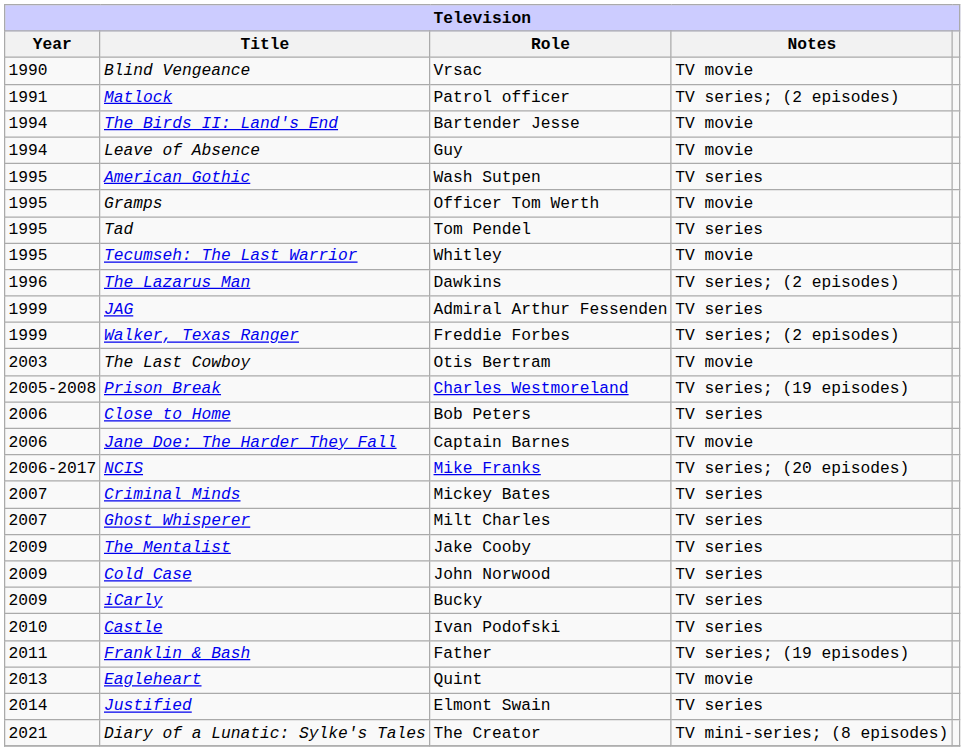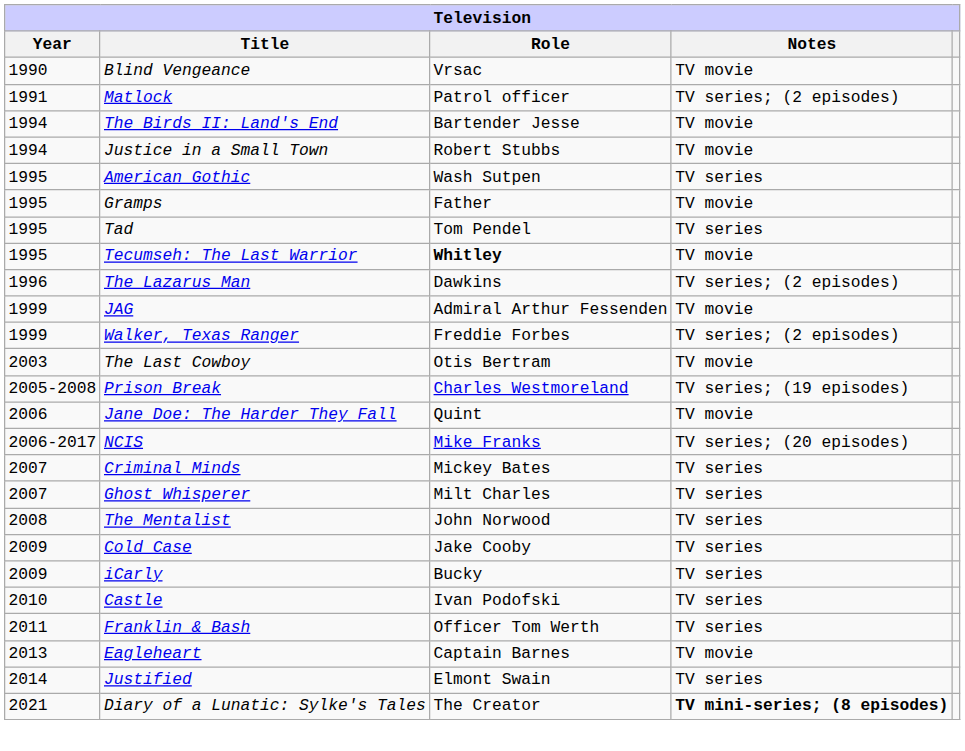+ row: (216, 150)
- row: (182, 150)
(516, 203) Officer Tom Werth -> (463, 203) Father
(468, 256) normal -> (468, 256) bold
(719, 309) TV series -> (714, 309) TV movie
- row: (167, 415)
(502, 442) Captain Barnes -> (458, 415) Quint
(28, 548) 2009 -> (28, 521) 2008
(482, 548) Jake Cooby -> (492, 521) John Norwood
(492, 574) John Norwood -> (482, 548) Jake Cooby
(463, 653) Father -> (516, 627) Officer Tom Werth
(792, 653) TV series; (19 episodes) -> (719, 627) TV series
(458, 680) Quint -> (502, 653) Captain Barnes
(812, 733) normal -> (812, 706) bold
